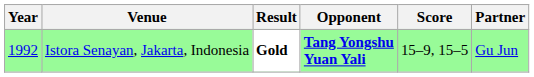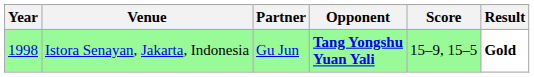columns swapped: (500, 17) <-> (276, 17)
(23, 50) 1992 -> (23, 50) 1998
